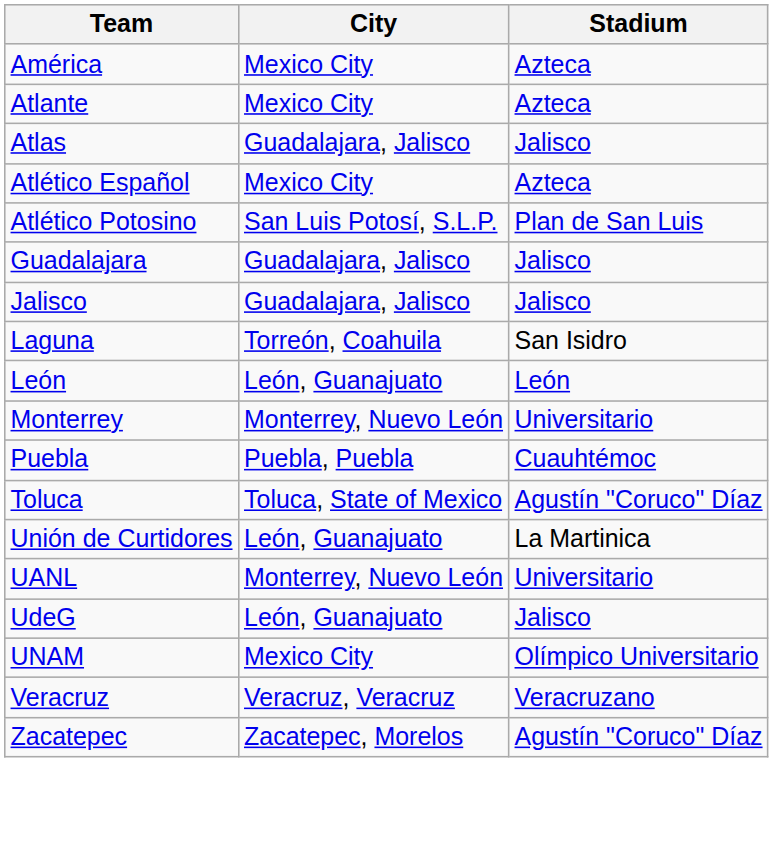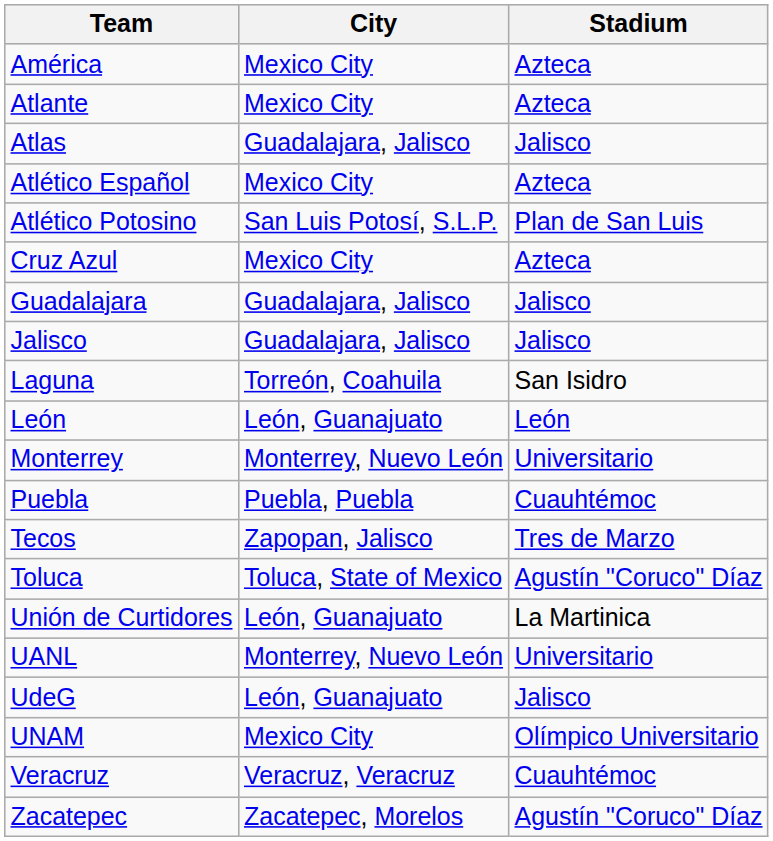+ row: (64, 261)
+ row: (43, 538)
(585, 697) Veracruzano -> (585, 776) Cuauhtémoc
